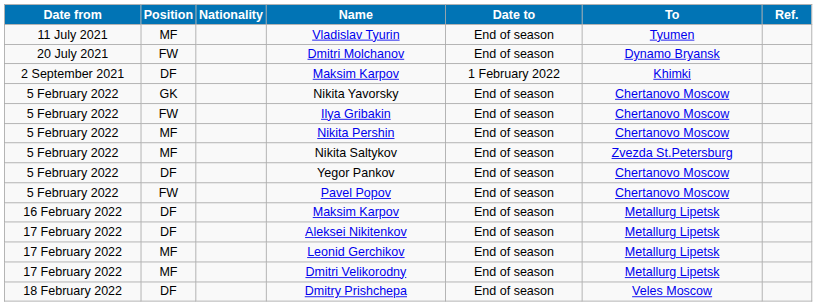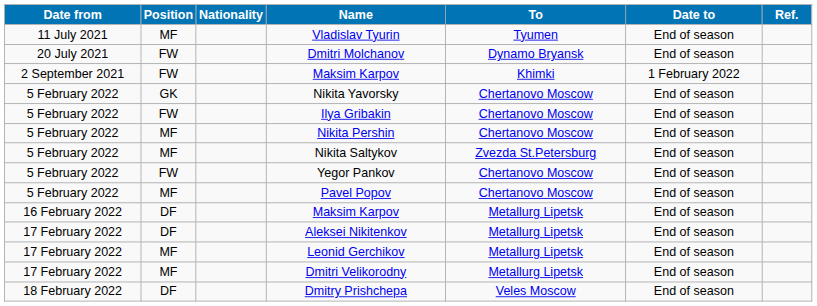columns swapped: (672, 15) <-> (514, 15)
(168, 74) DF -> (168, 74) FW
(168, 173) DF -> (168, 173) FW
(168, 193) FW -> (168, 193) MF
